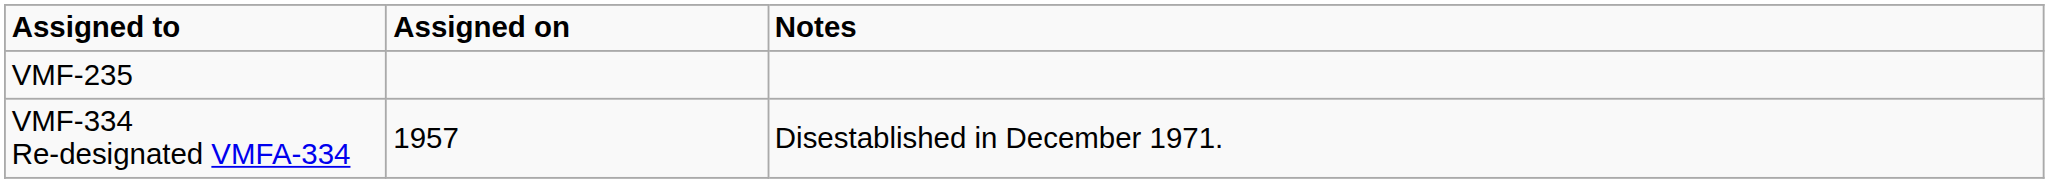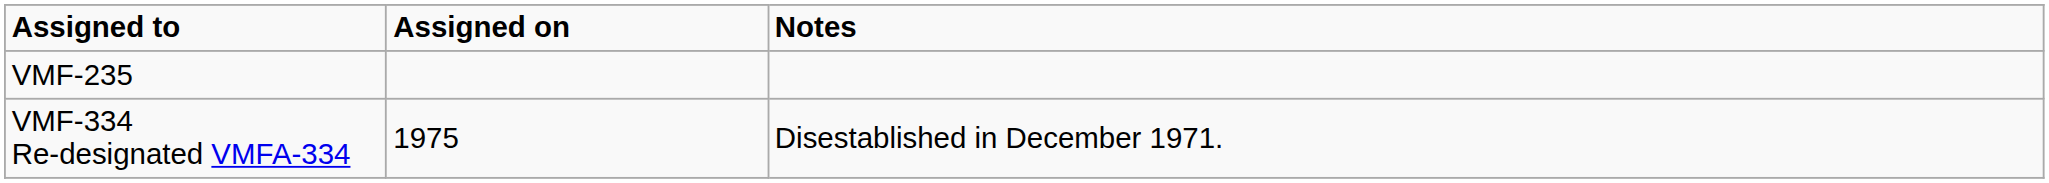(426, 137) 1957 -> (426, 137) 1975
